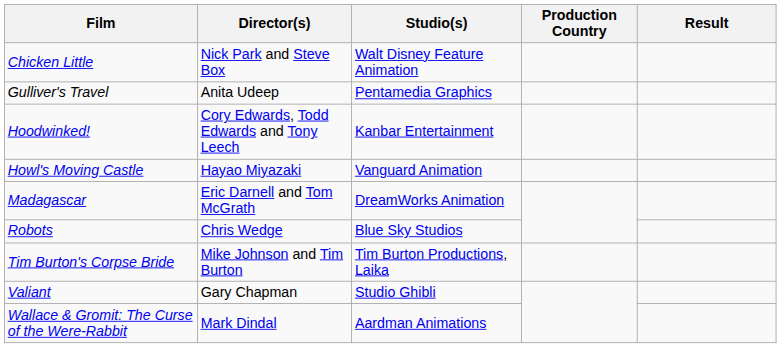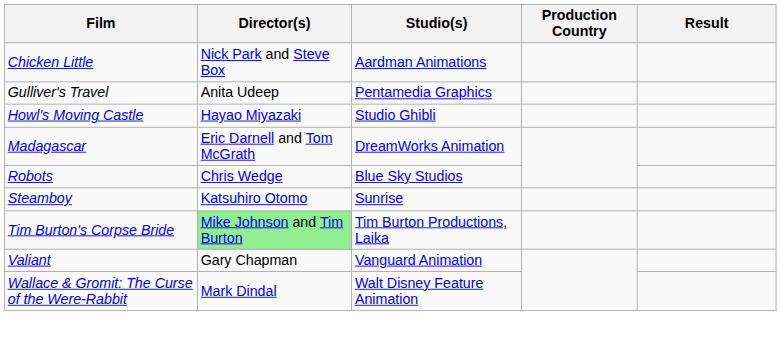(419, 62) Walt Disney Feature Animation -> (421, 62) Aardman Animations
- row: (49, 131)
(419, 170) Vanguard Animation -> (395, 115) Studio Ghibli
+ row: (40, 199)
(272, 261) no background -> (272, 229) lightgreen background
(395, 292) Studio Ghibli -> (419, 260) Vanguard Animation
(421, 323) Aardman Animations -> (419, 291) Walt Disney Feature Animation
